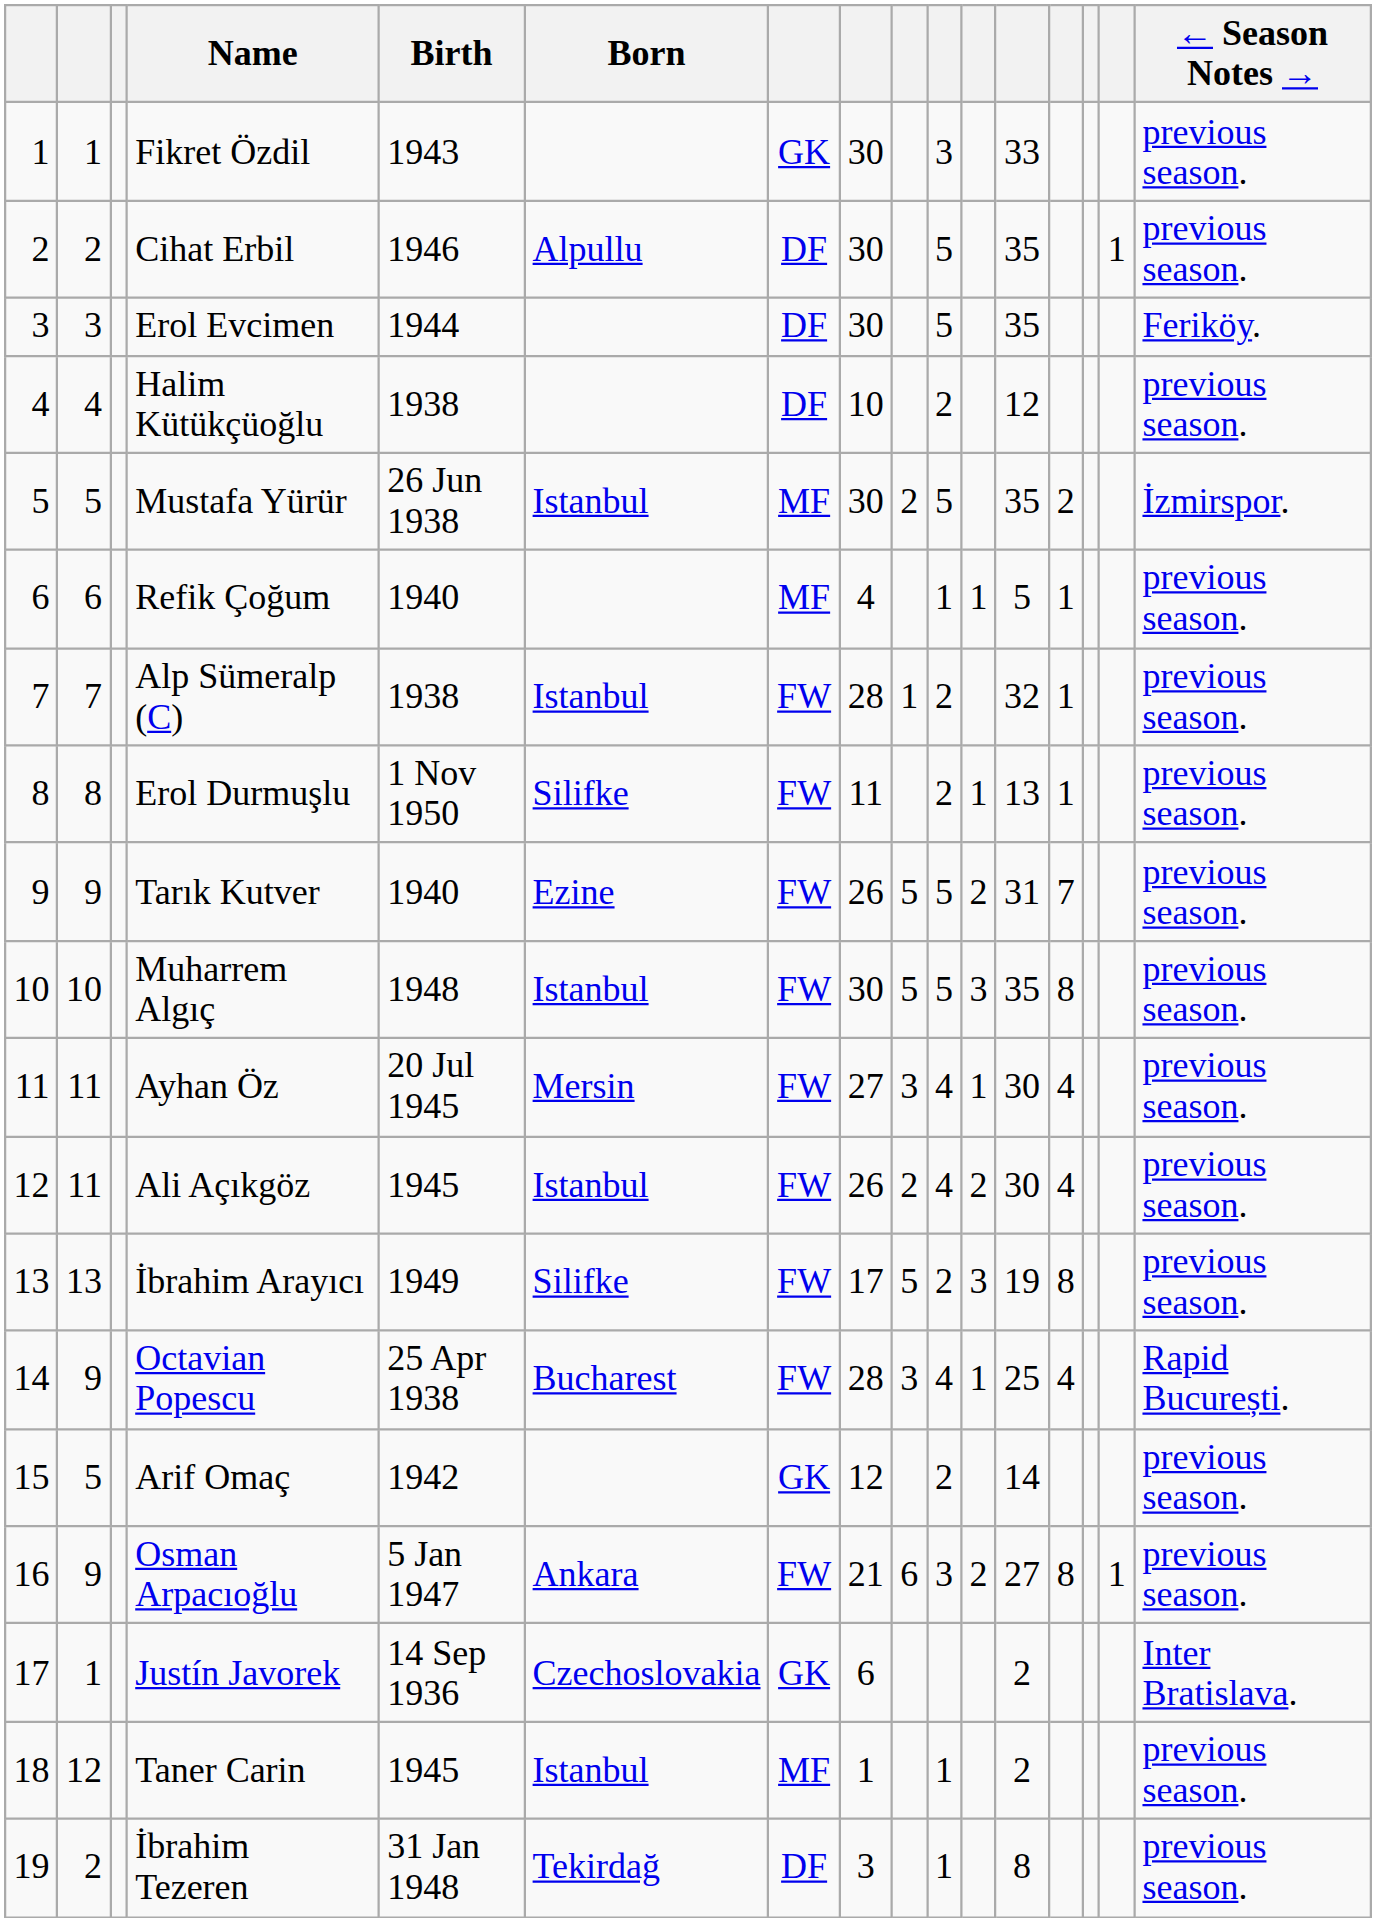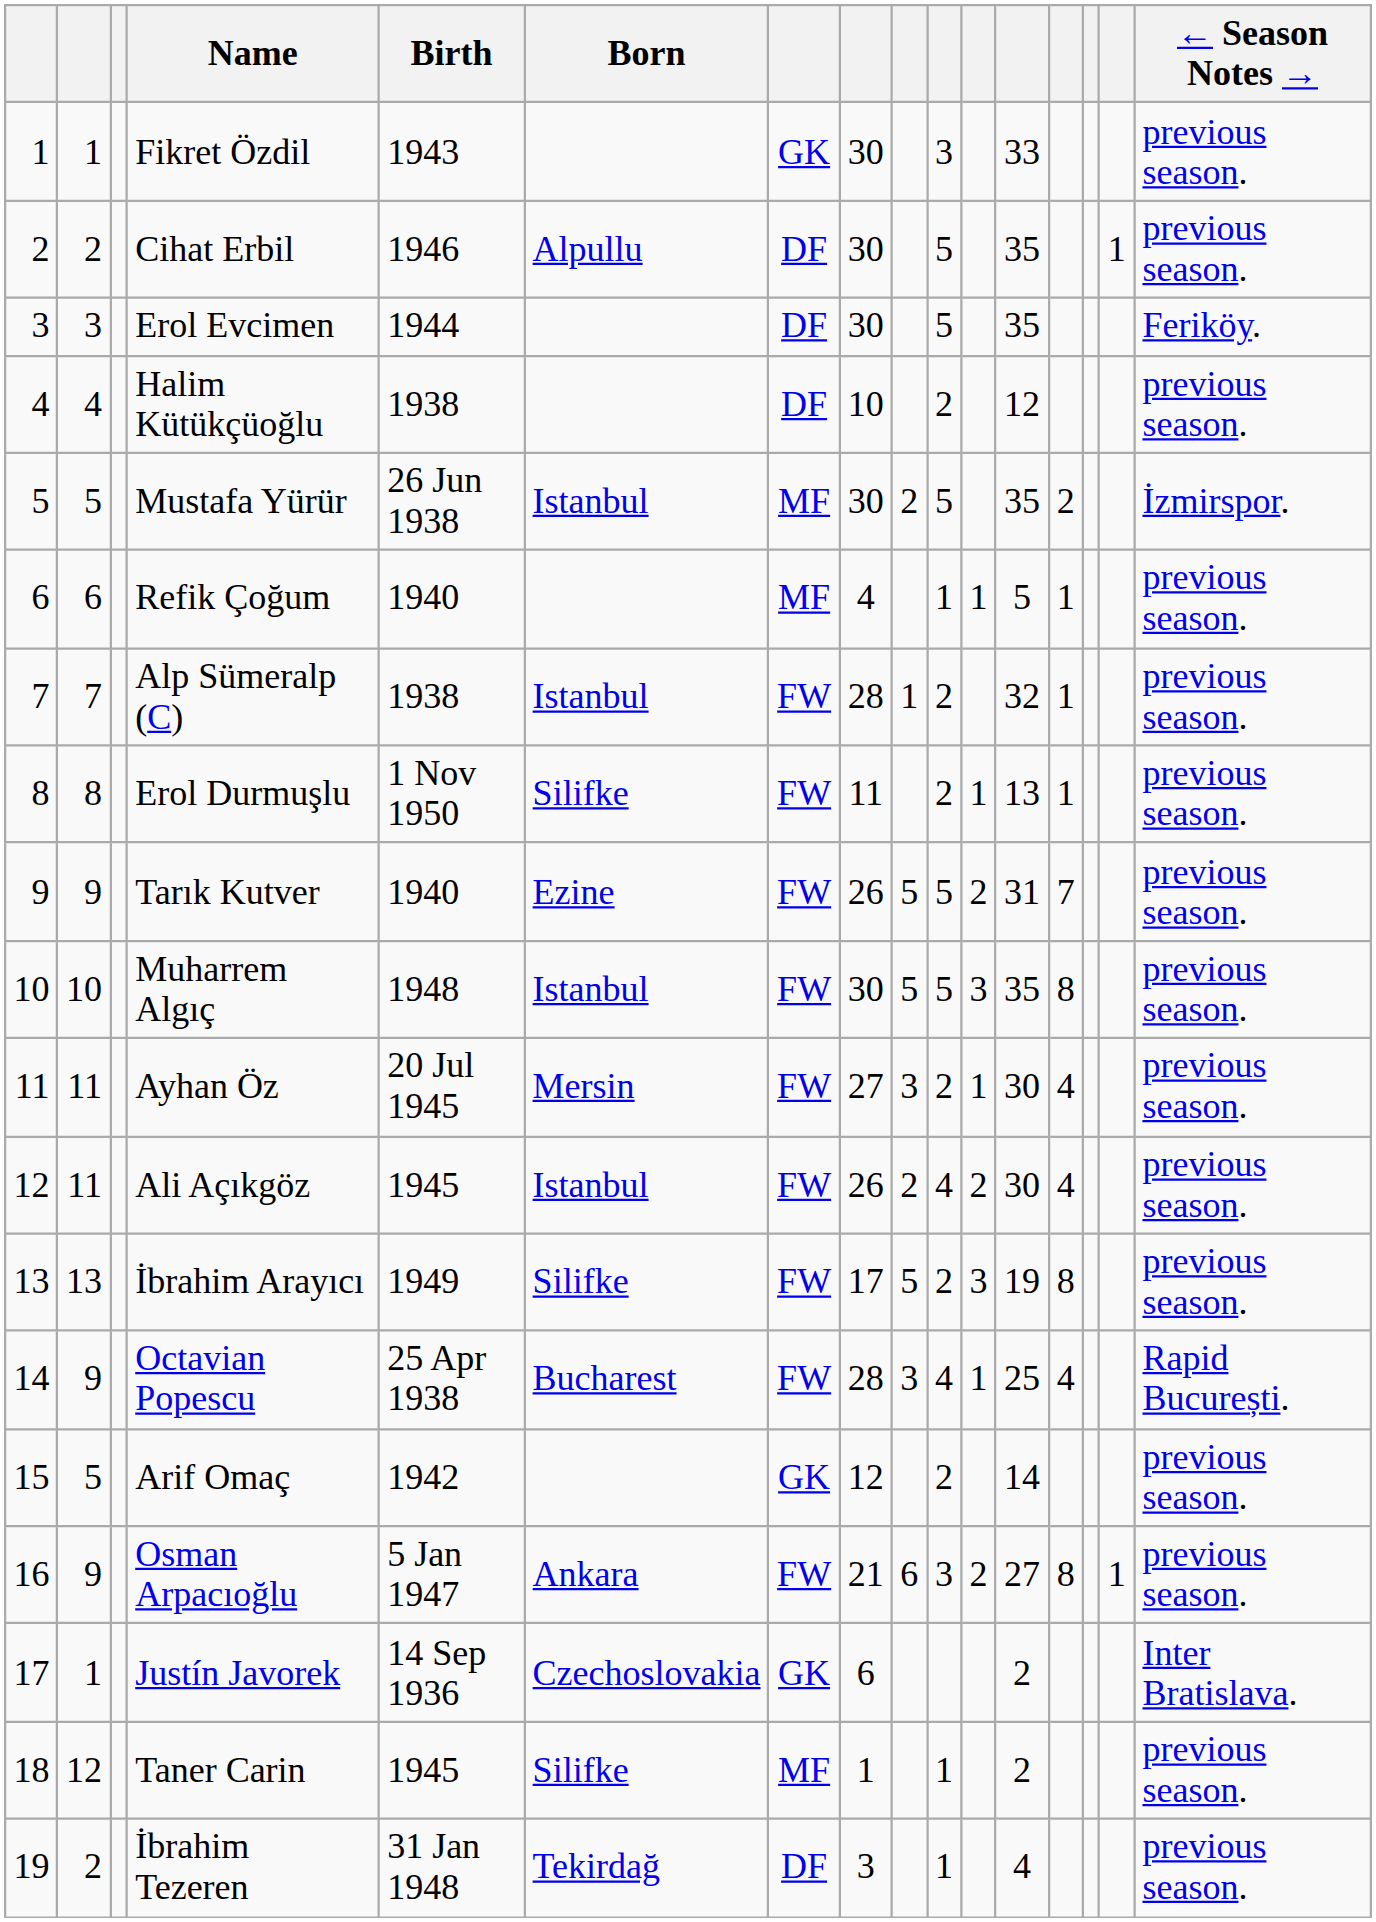(944, 1086) 4 -> (944, 1086) 2
(591, 1769) Istanbul -> (581, 1769) Silifke
(1022, 1867) 8 -> (1022, 1867) 4
